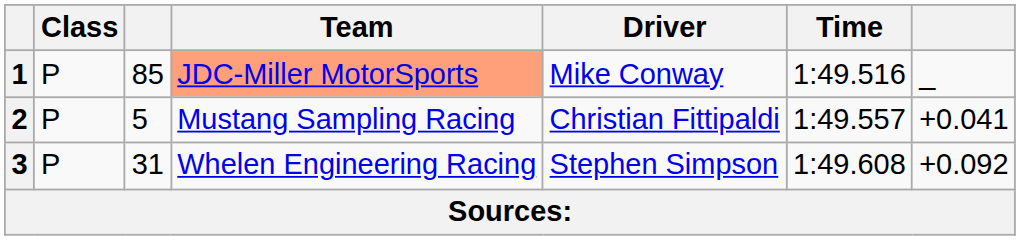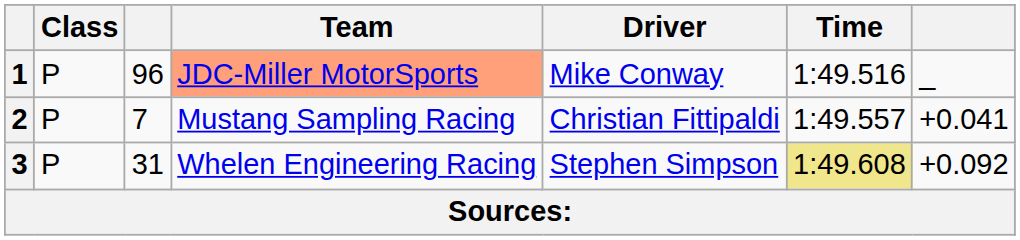(148, 73) 85 -> (148, 73) 96
(140, 119) 5 -> (140, 119) 7
(849, 165) no background -> (849, 165) khaki background
